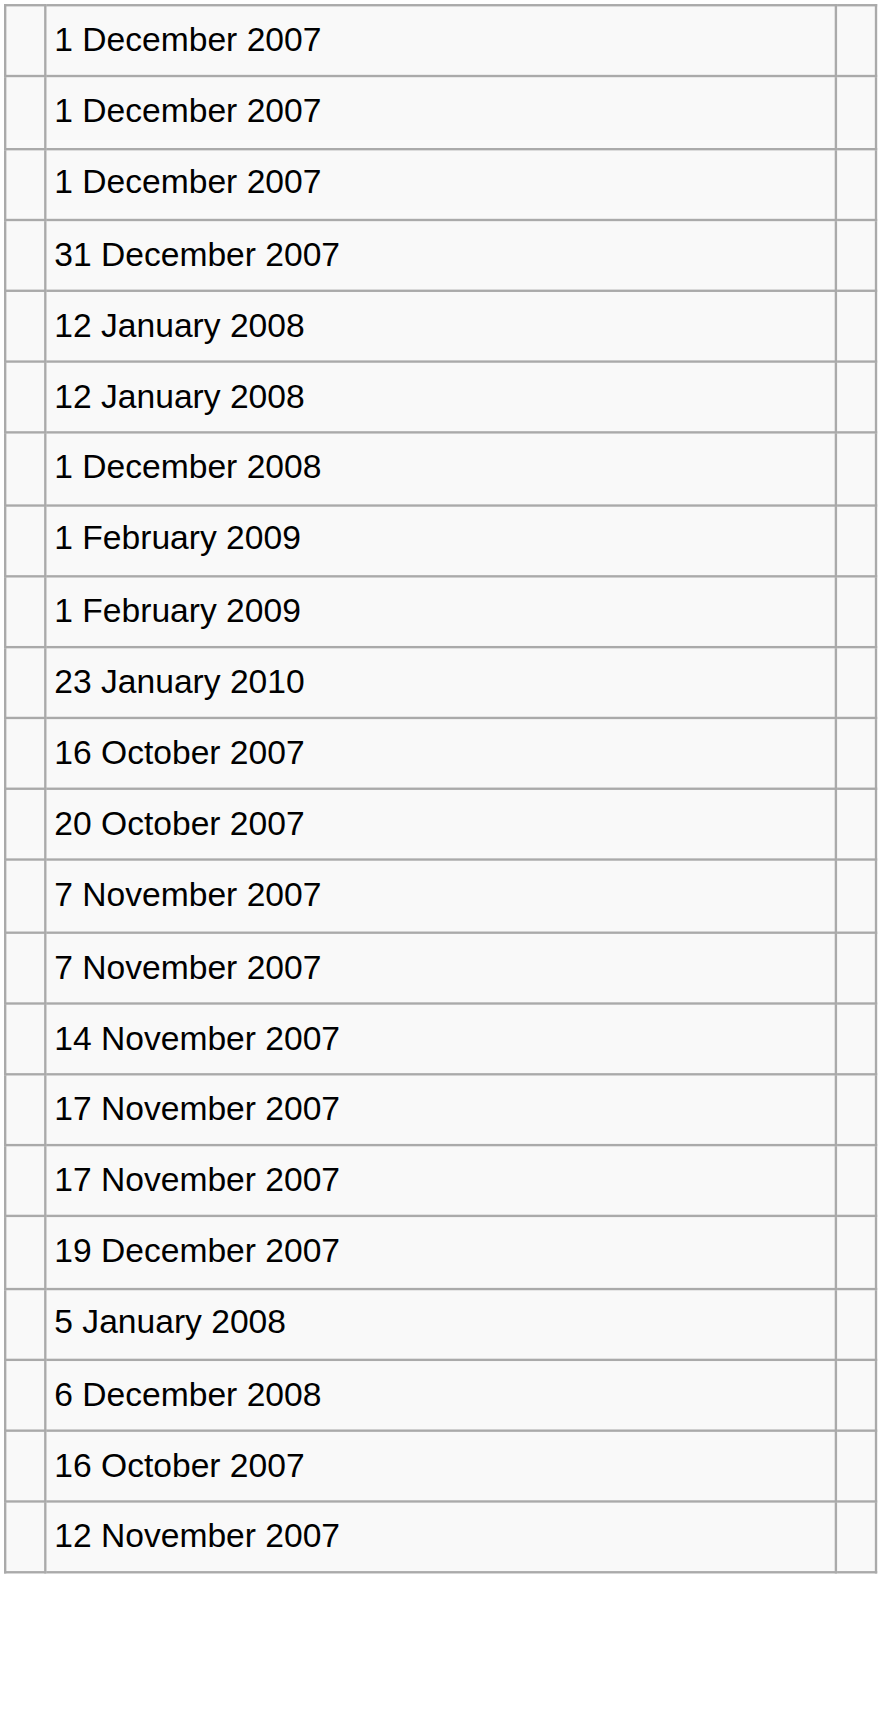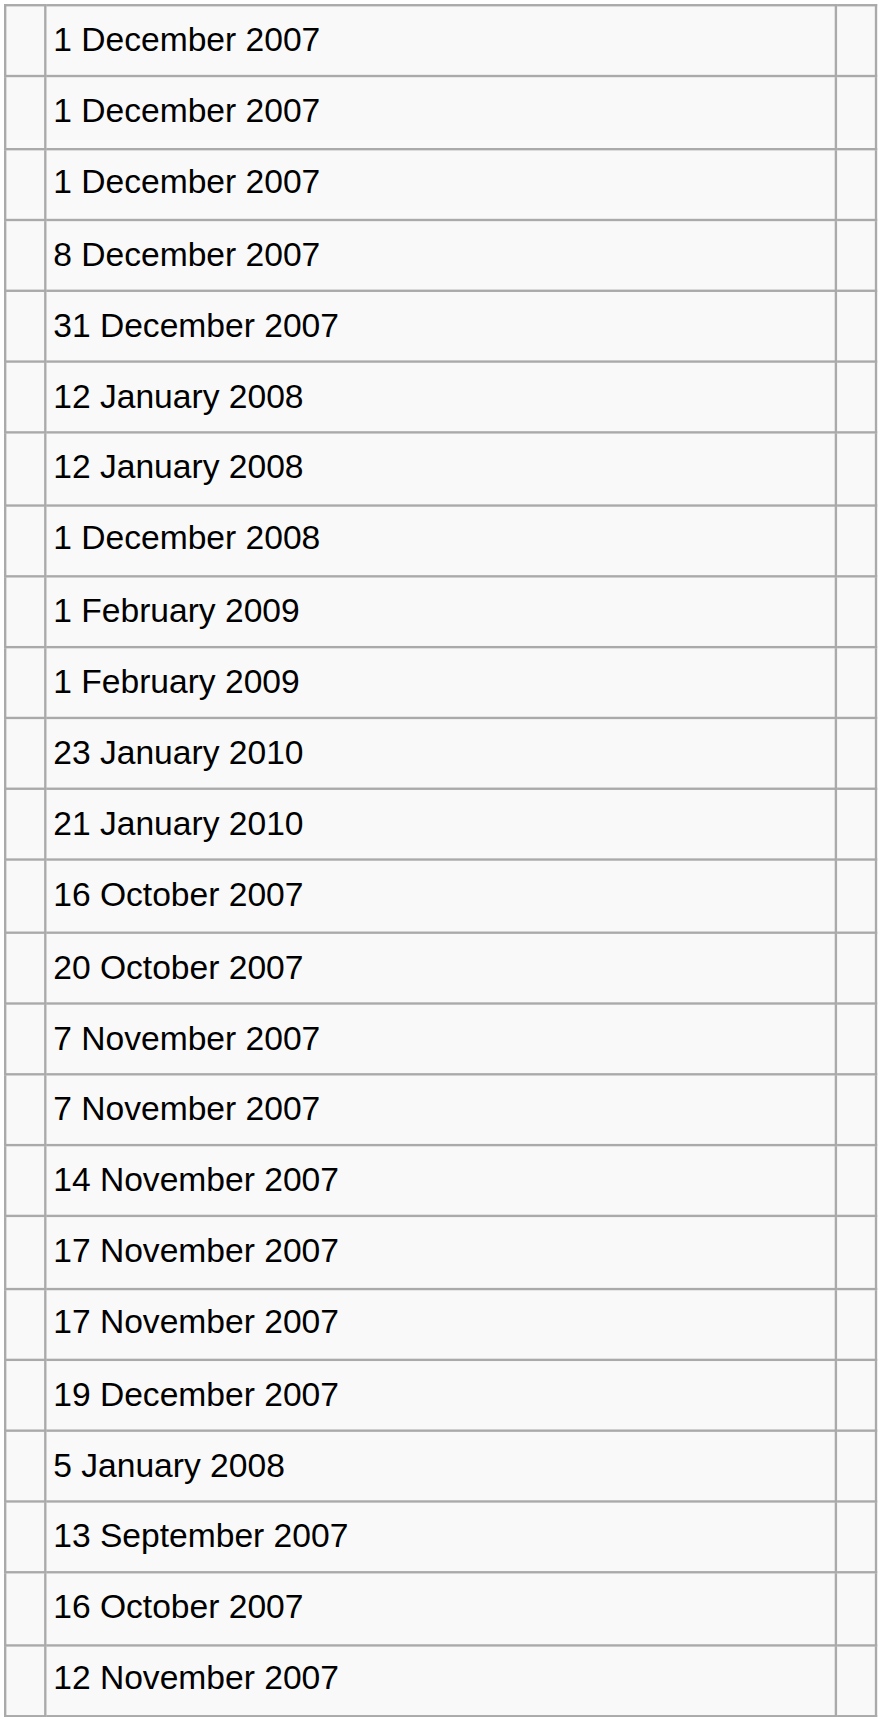+ row: (25, 255)
+ row: (25, 825)
- row: (26, 1395)
+ row: (25, 1537)
